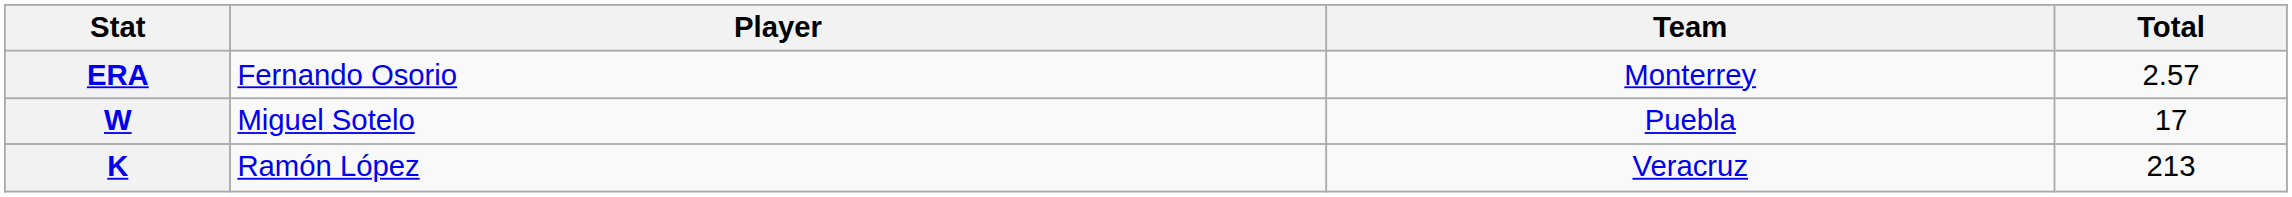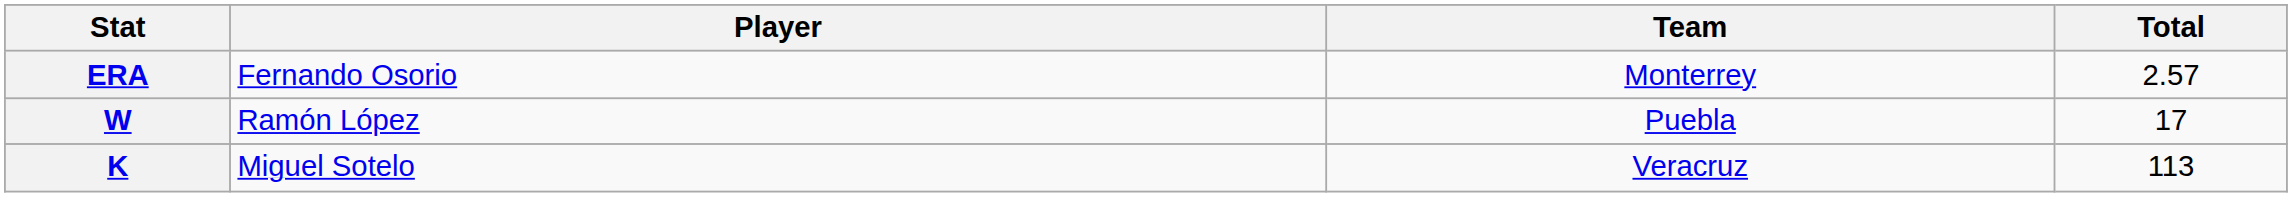(326, 120) Miguel Sotelo -> (329, 120) Ramón López
(329, 167) Ramón López -> (326, 167) Miguel Sotelo
(2171, 167) 213 -> (2171, 167) 113
